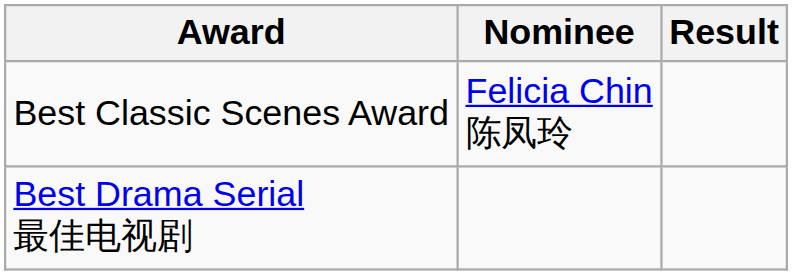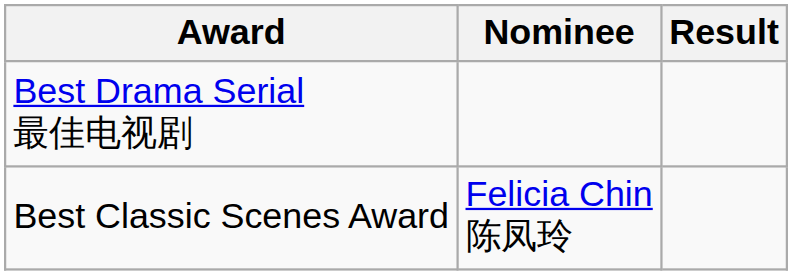rows swapped: (231, 113) <-> (159, 214)
